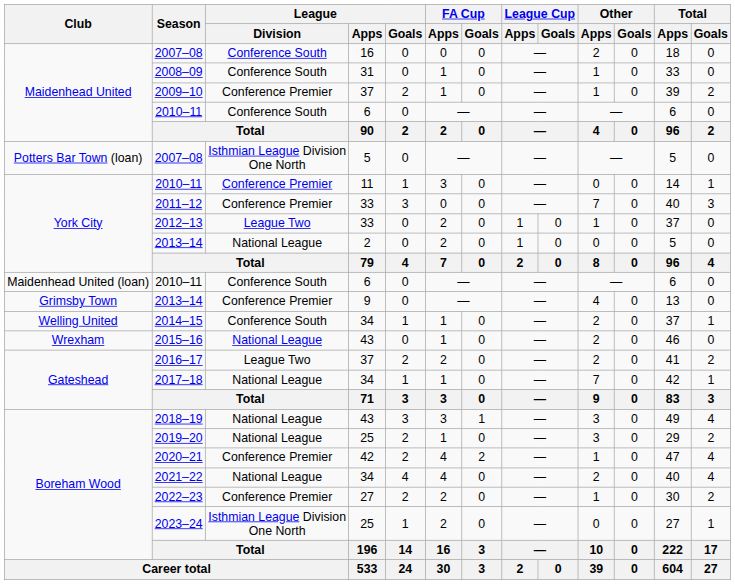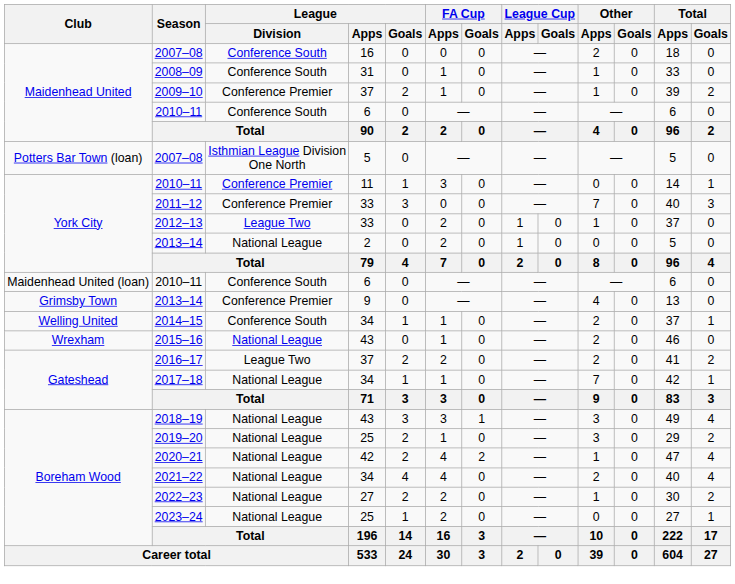(277, 457) Conference Premier -> (277, 457) National League
(277, 497) Conference Premier -> (277, 497) National League
(277, 523) Isthmian League Division One North -> (277, 516) National League
